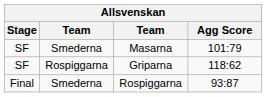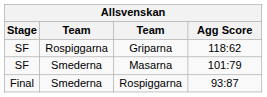rows swapped: (151, 48) <-> (151, 65)
